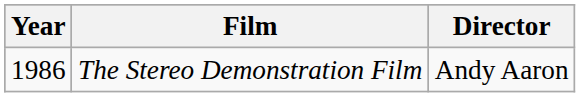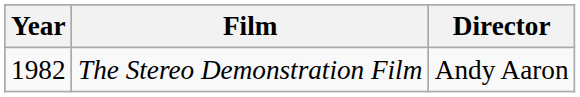(38, 69) 1986 -> (38, 69) 1982
